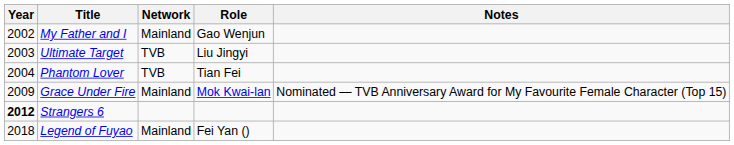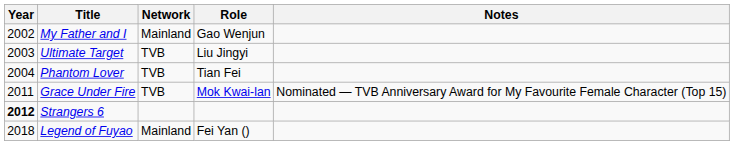(21, 92) 2009 -> (20, 92) 2011
(166, 92) Mainland -> (153, 92) TVB
